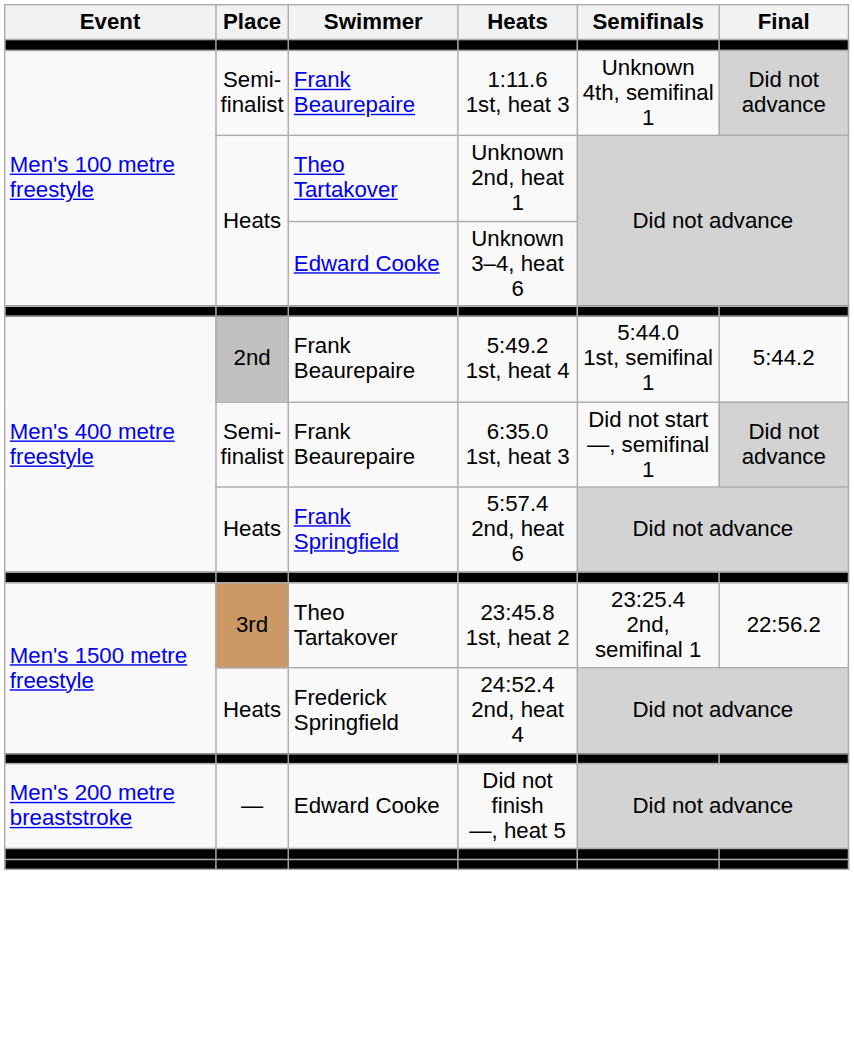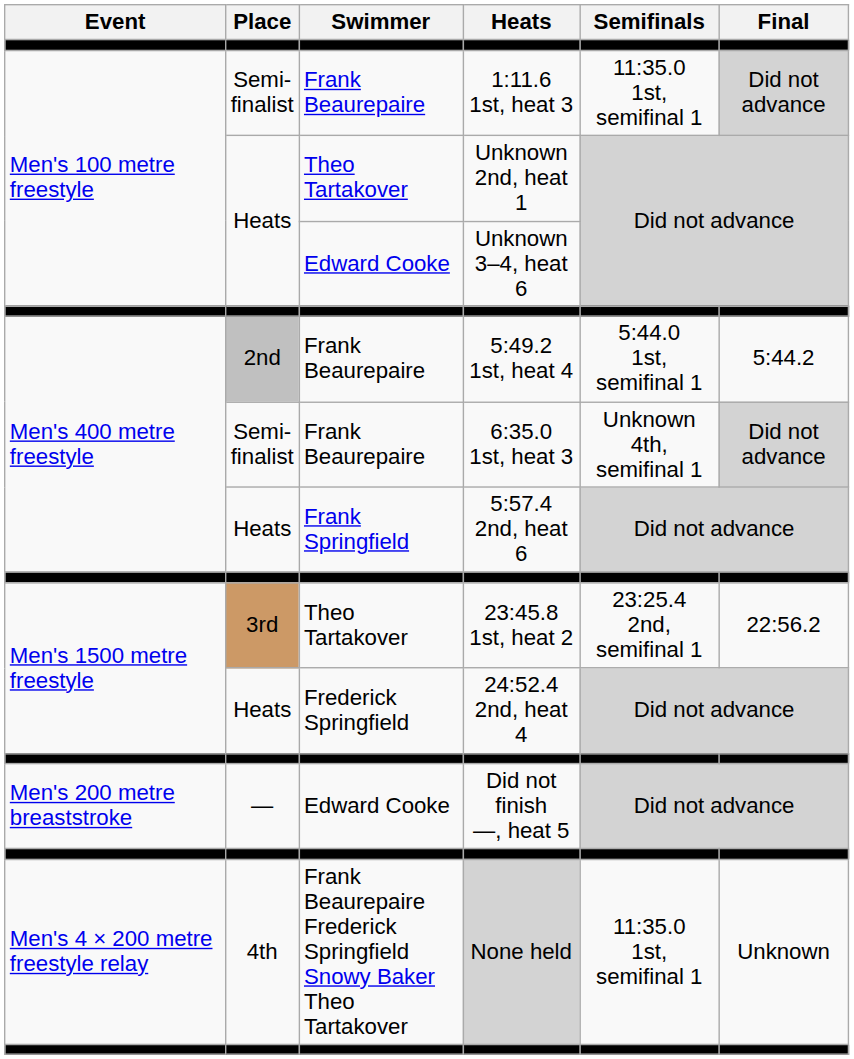(648, 92) Unknown 4th, semifinal 1 -> (649, 92) 11:35.0 1st, semifinal 1
(648, 444) Did not start —, semifinal 1 -> (649, 444) Unknown 4th, semifinal 1
+ row: (262, 951)
